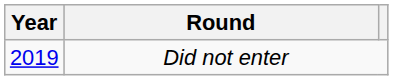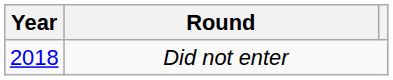(34, 57) 2019 -> (34, 57) 2018
